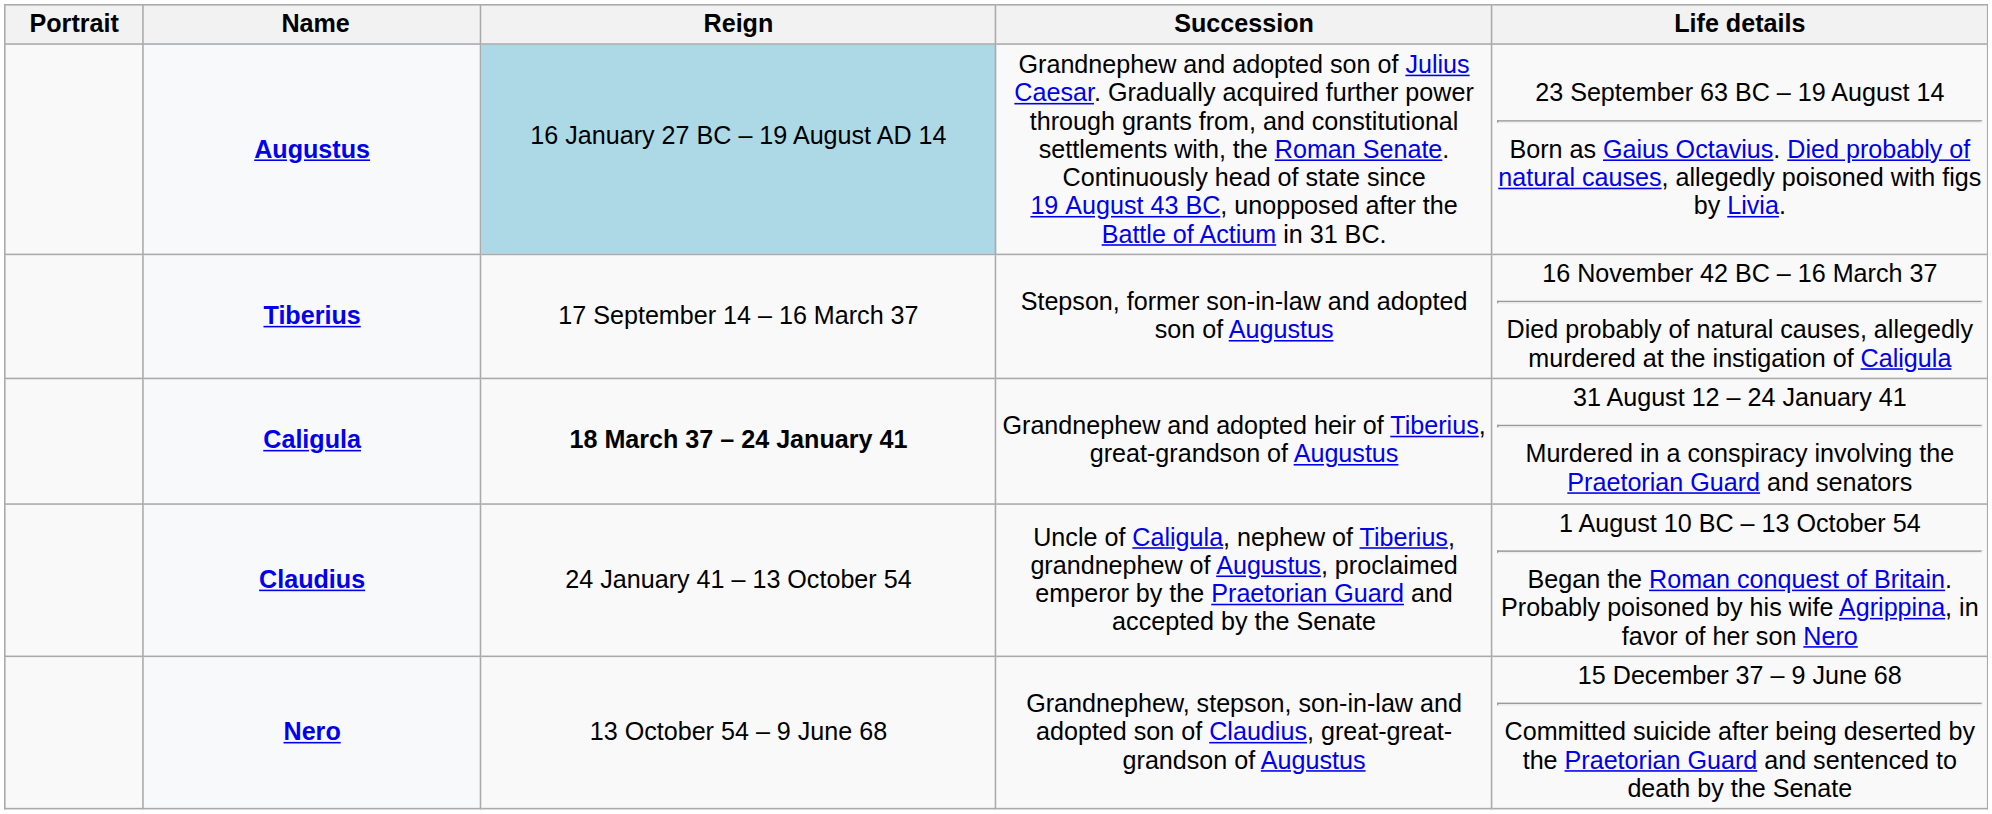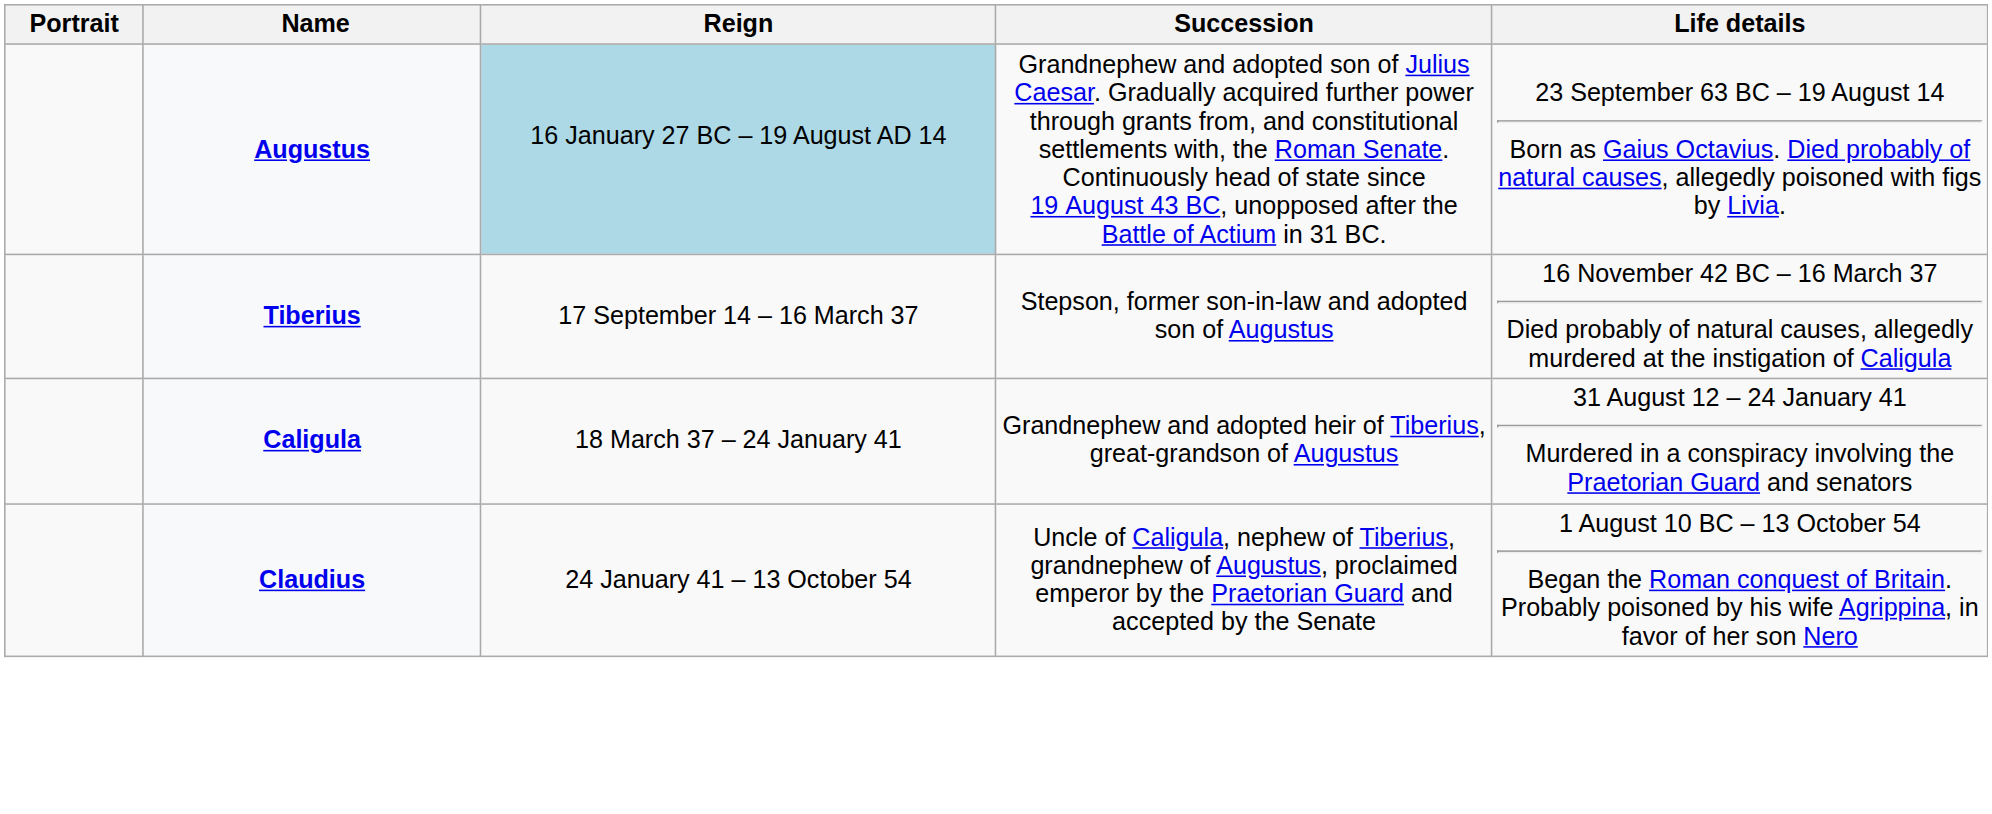(738, 440) bold -> (738, 440) normal
- row: (312, 732)
